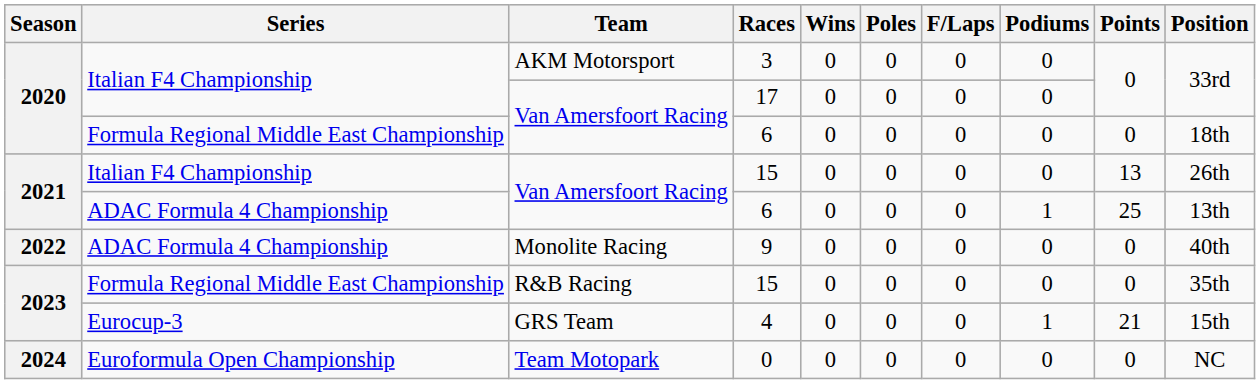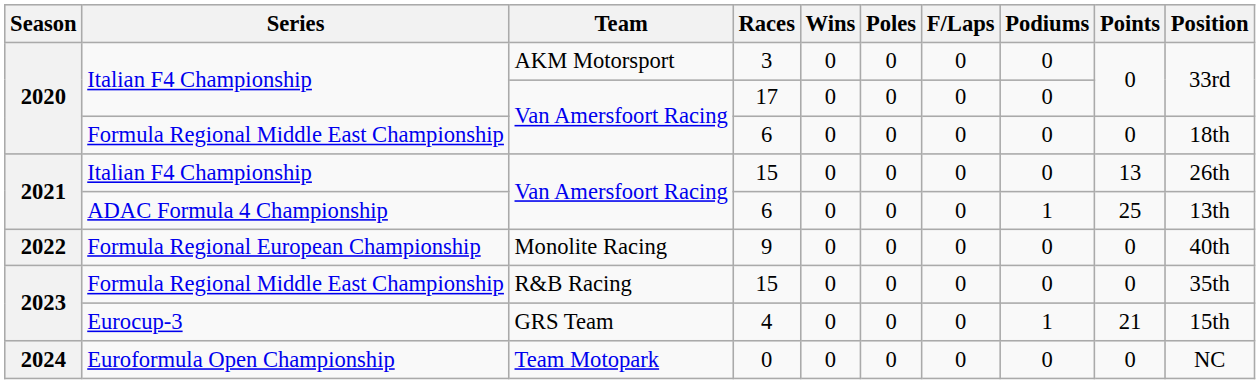(238, 247) ADAC Formula 4 Championship -> (284, 247) Formula Regional European Championship
